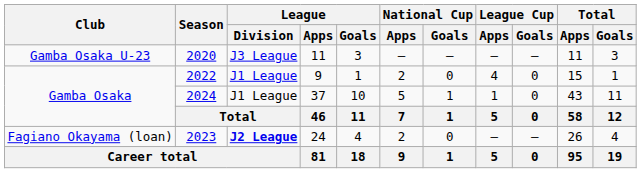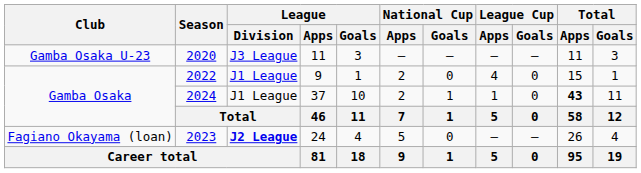(402, 96) 5 -> (402, 96) 2
(575, 96) normal -> (575, 96) bold
(402, 137) 2 -> (402, 137) 5
